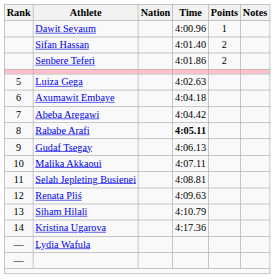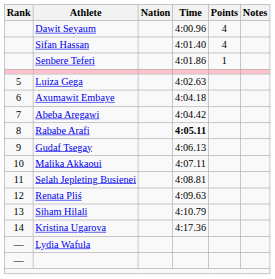(224, 28) 1 -> (224, 28) 4
(224, 45) 2 -> (224, 45) 4
(224, 61) 2 -> (224, 61) 1
